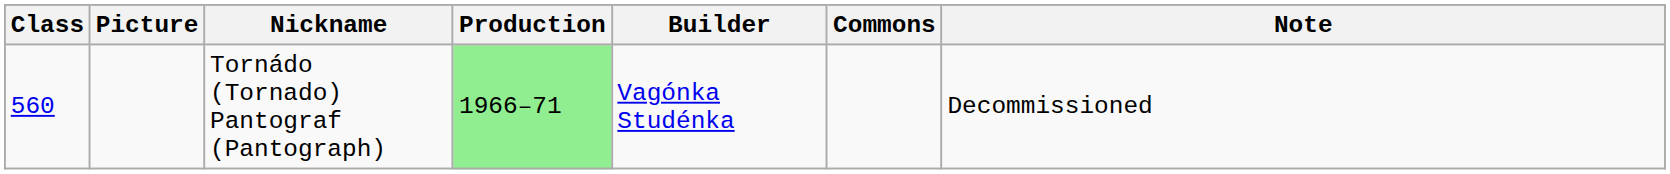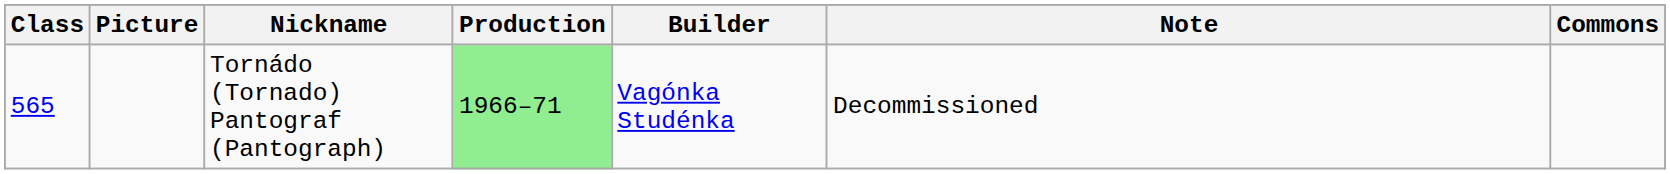columns swapped: (884, 25) <-> (1303, 25)
(33, 107) 560 -> (33, 107) 565
